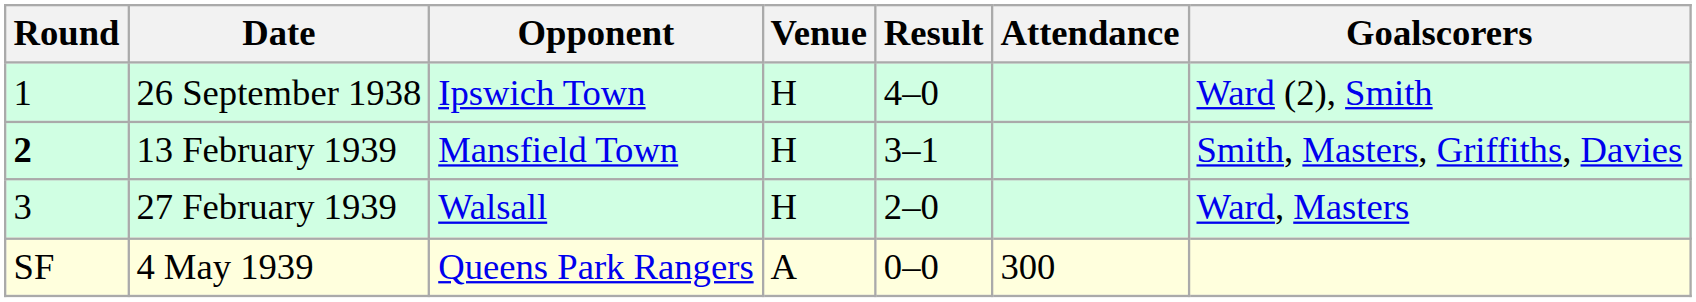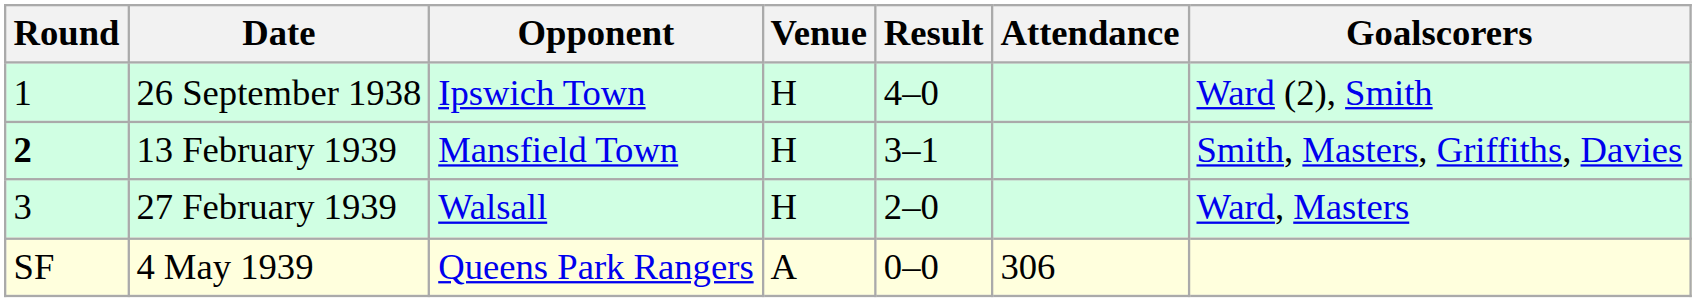(1028, 265) 300 -> (1028, 265) 306
